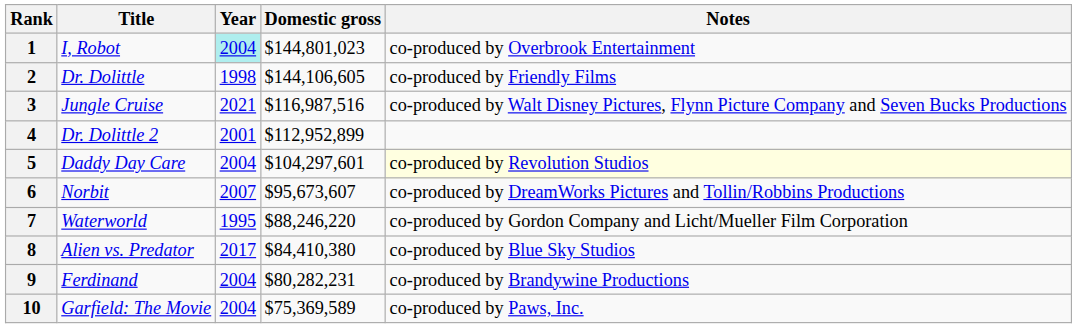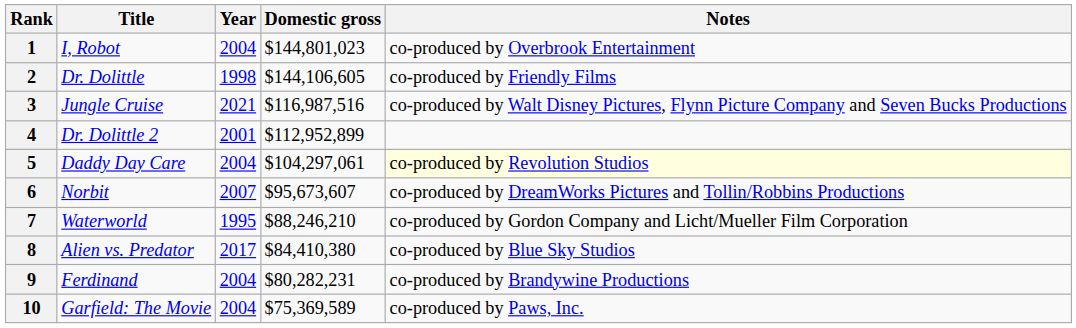(238, 47) paleturquoise background -> (238, 47) no background
(315, 163) $104,297,601 -> (315, 163) $104,297,061
(310, 221) $88,246,220 -> (310, 221) $88,246,210
